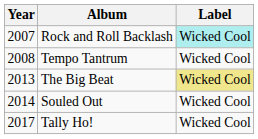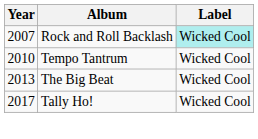(21, 58) 2008 -> (21, 58) 2010
(215, 79) khaki background -> (215, 79) no background
- row: (72, 101)
